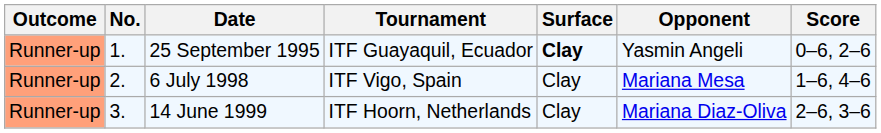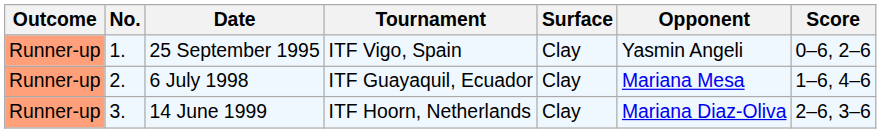(431, 50) ITF Guayaquil, Ecuador -> (395, 50) ITF Vigo, Spain
(562, 50) bold -> (561, 50) normal
(395, 81) ITF Vigo, Spain -> (431, 81) ITF Guayaquil, Ecuador
